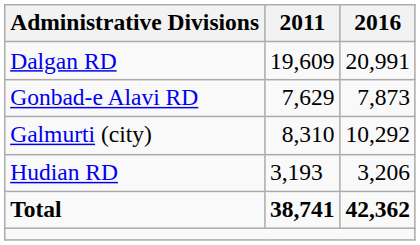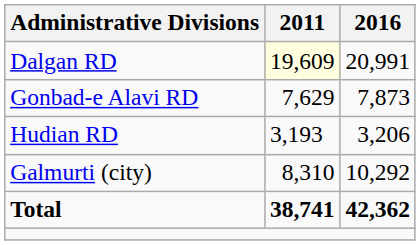(302, 60) no background -> (302, 60) lightyellow background
rows swapped: (64, 172) <-> (81, 135)
